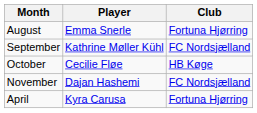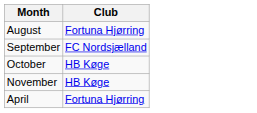- column: (114, 13)
(209, 82) FC Nordsjælland -> (87, 82) HB Køge
